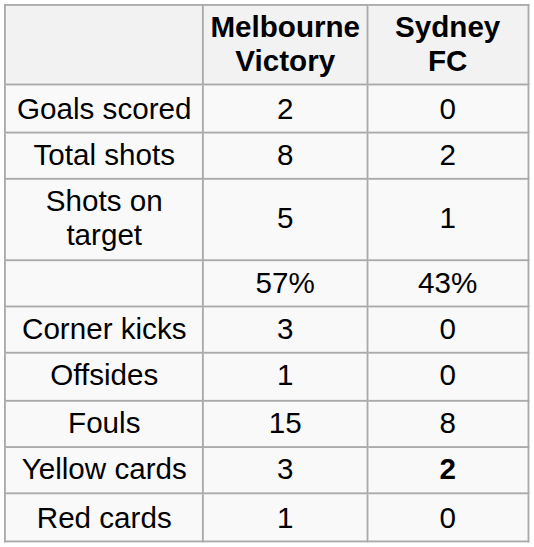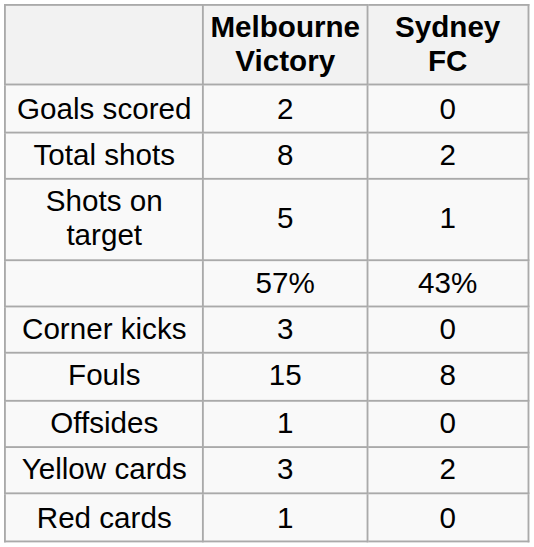rows swapped: (104, 423) <-> (104, 376)
(448, 470) bold -> (448, 470) normal
